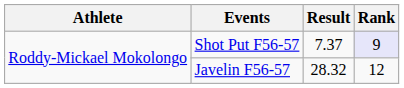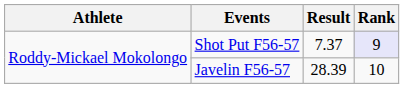(329, 70) 28.32 -> (329, 70) 28.39
(377, 70) 12 -> (377, 70) 10
